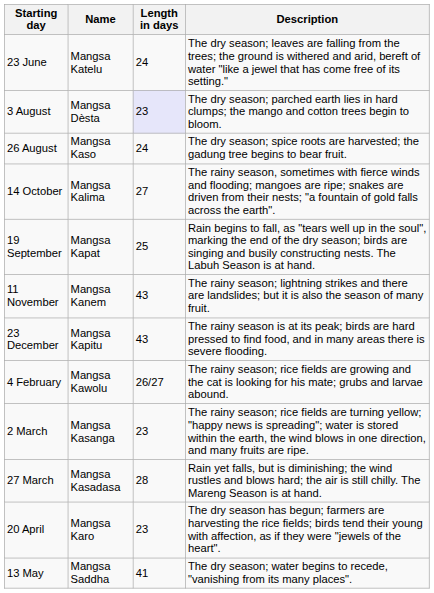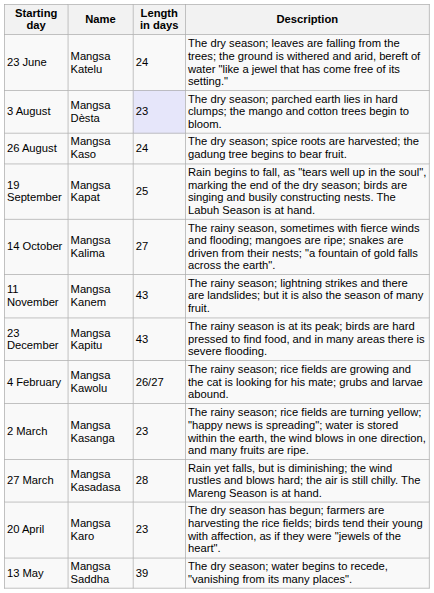rows swapped: (34, 247) <-> (35, 191)
(142, 573) 41 -> (142, 573) 39
